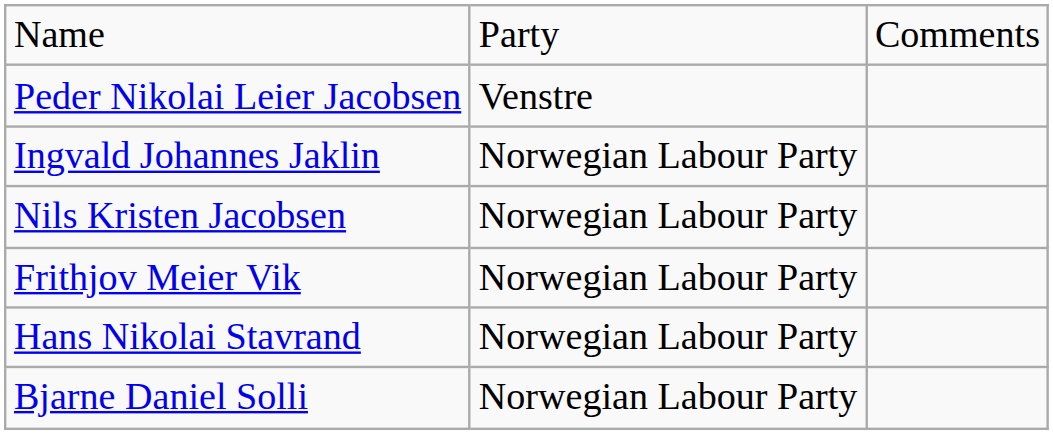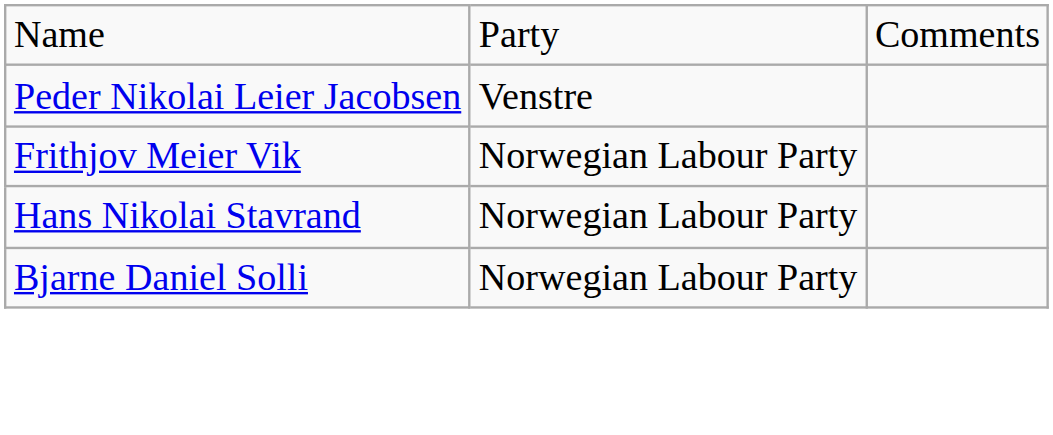- row: (197, 155)
- row: (180, 215)
